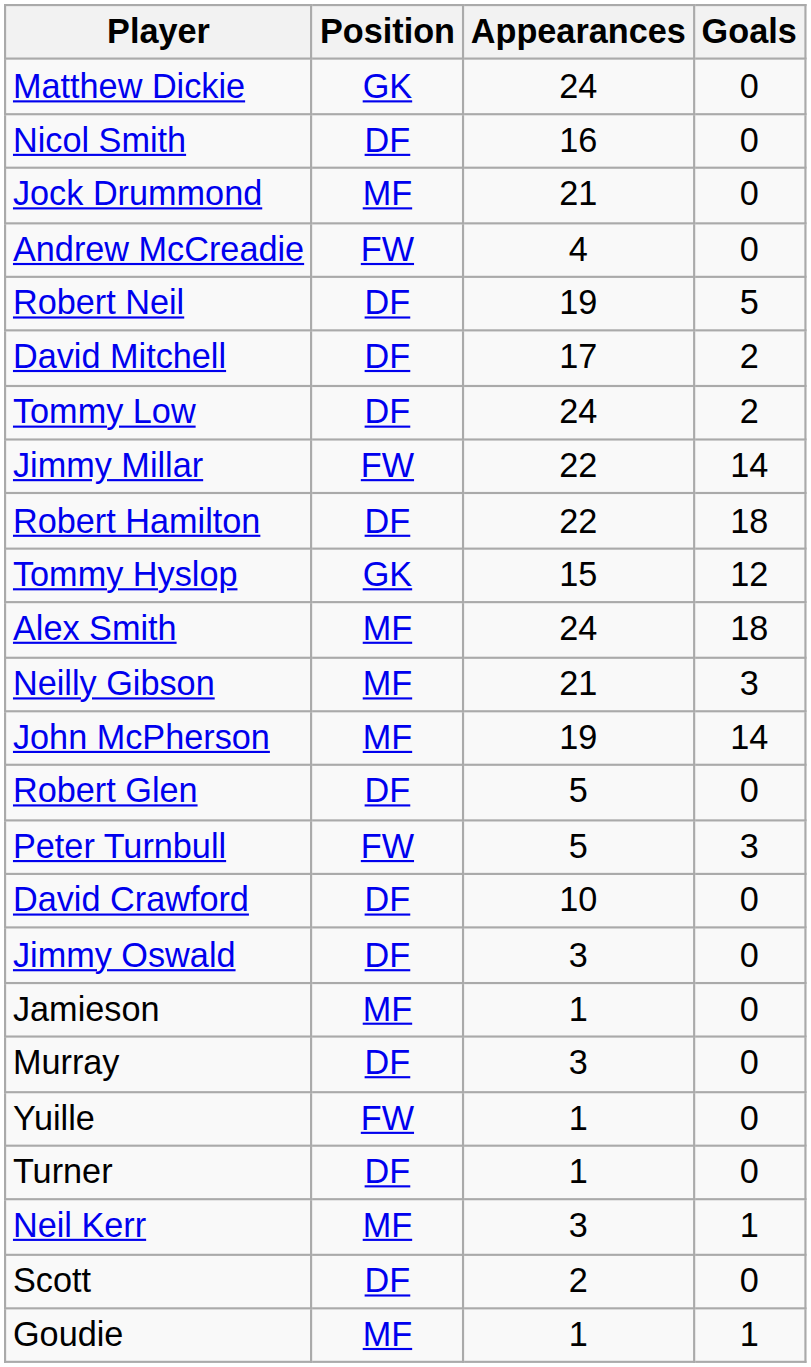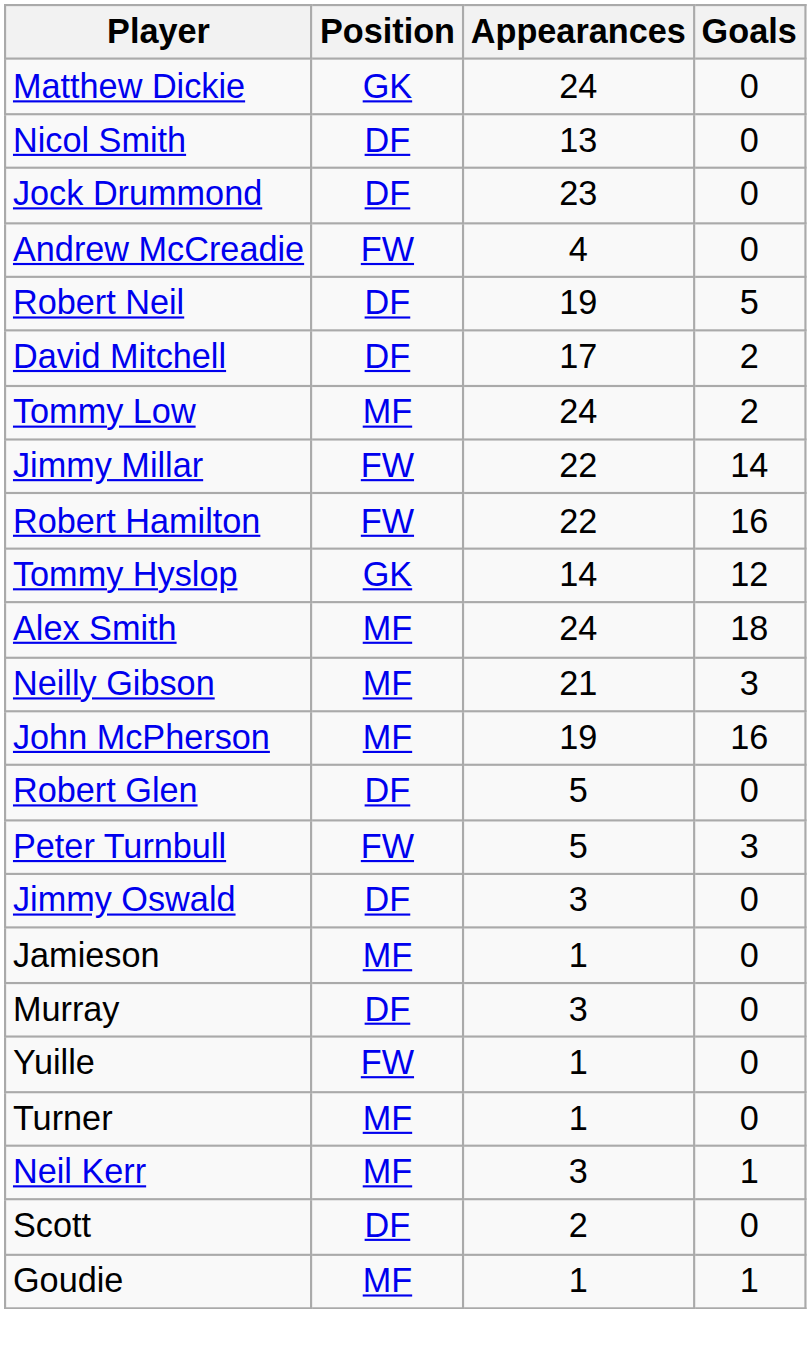(578, 140) 16 -> (578, 140) 13
(387, 194) MF -> (387, 194) DF
(578, 194) 21 -> (578, 194) 23
(387, 411) DF -> (387, 411) MF
(387, 520) DF -> (387, 520) FW
(749, 520) 18 -> (749, 520) 16
(578, 574) 15 -> (578, 574) 14
(749, 737) 14 -> (749, 737) 16
- row: (131, 900)
(387, 1172) DF -> (387, 1117) MF
